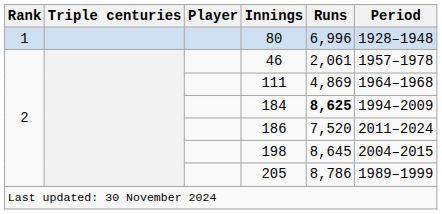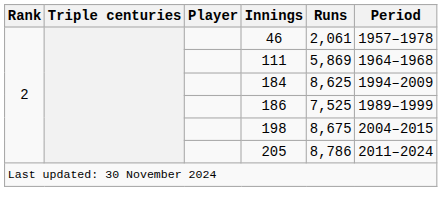- row: (274, 39)
(331, 84) 4,869 -> (331, 61) 5,869
(331, 107) bold -> (331, 84) normal
(331, 129) 7,520 -> (331, 107) 7,525
(396, 129) 2011–2024 -> (396, 107) 1989–1999
(331, 152) 8,645 -> (331, 129) 8,675
(396, 175) 1989–1999 -> (396, 152) 2011–2024
